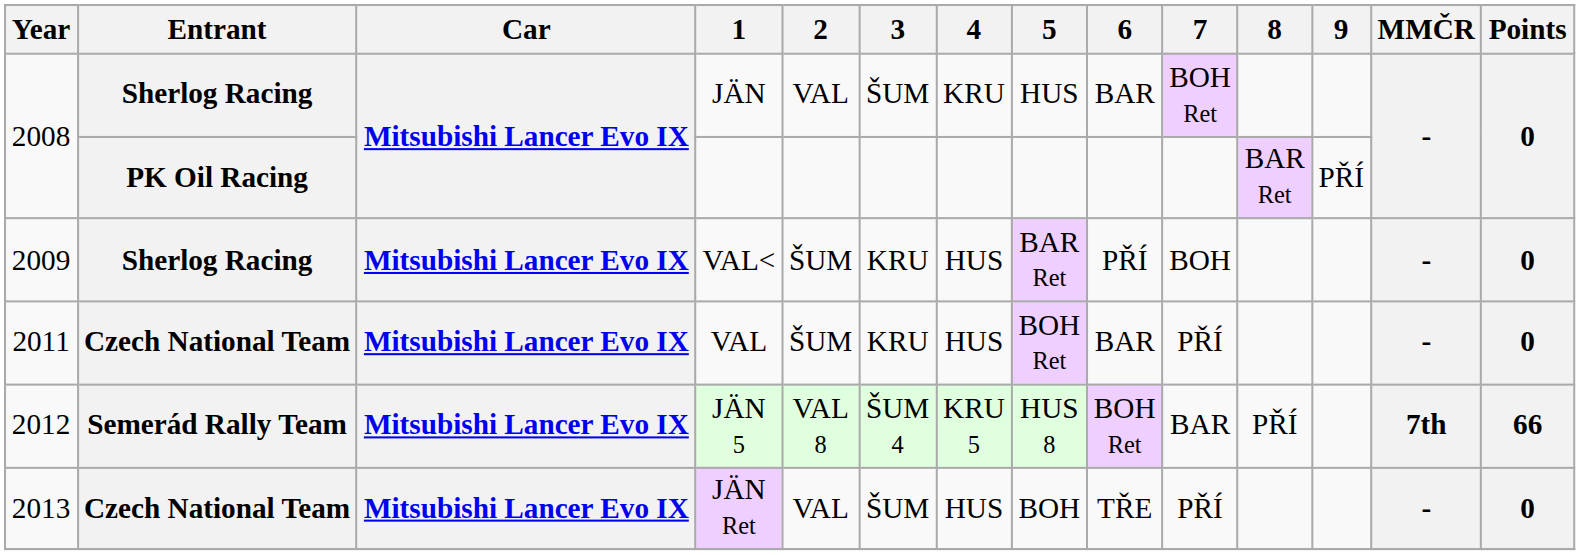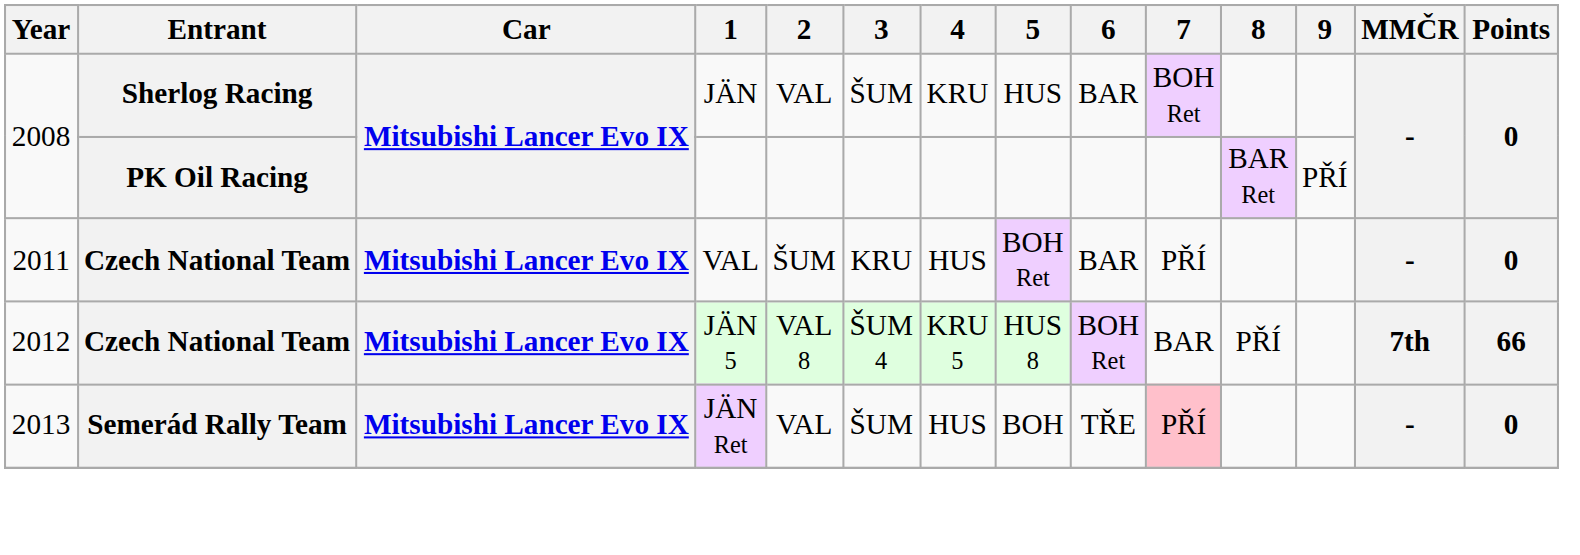- row: (41, 259)
(217, 425) Semerád Rally Team -> (217, 342) Czech National Team
(217, 508) Czech National Team -> (217, 425) Semerád Rally Team
(1200, 508) no background -> (1184, 425) pink background
